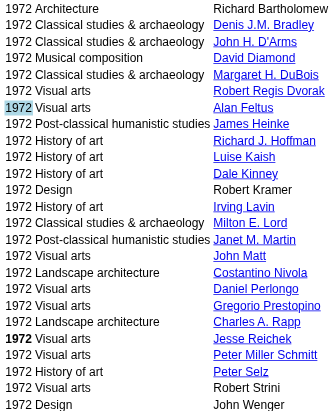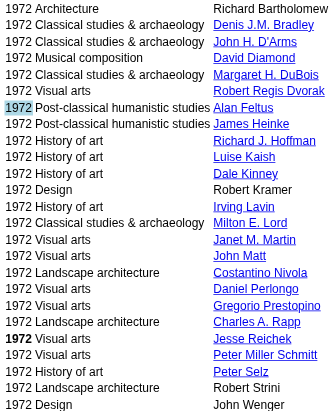(63, 108) Visual arts -> (123, 108) Post-classical humanistic studies
(123, 240) Post-classical humanistic studies -> (63, 240) Visual arts
(63, 388) Visual arts -> (97, 388) Landscape architecture
